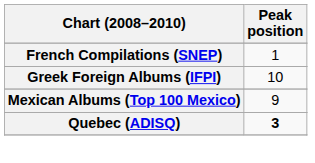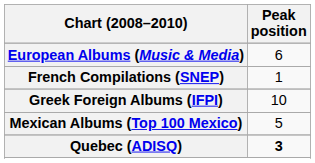+ row: (126, 54)
(275, 100) 9 -> (279, 123) 5
